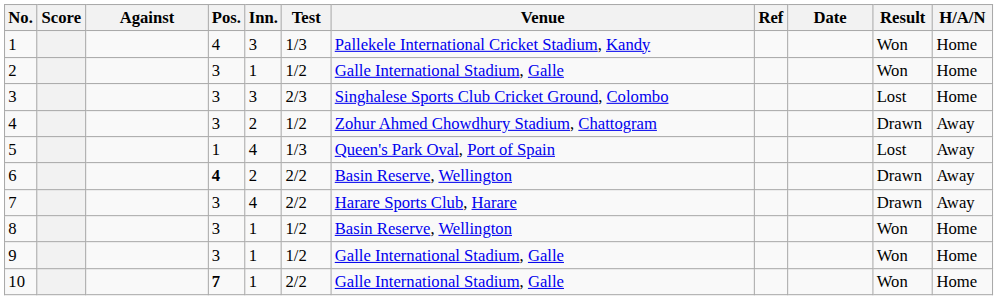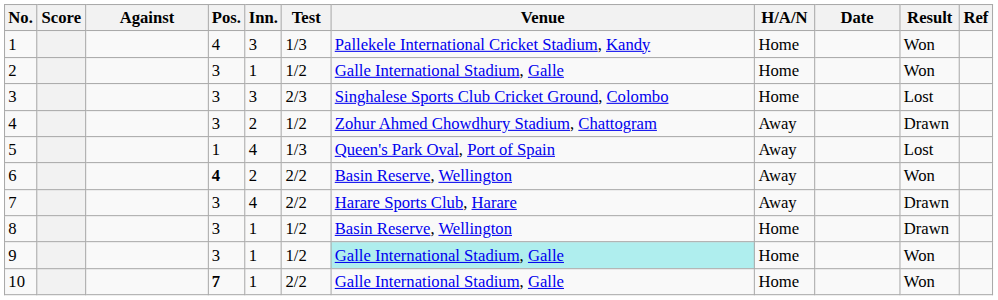columns swapped: (962, 17) <-> (771, 17)
(899, 176) Drawn -> (919, 176) Won
(892, 228) Won -> (926, 228) Drawn
(449, 255) no background -> (449, 255) paleturquoise background
